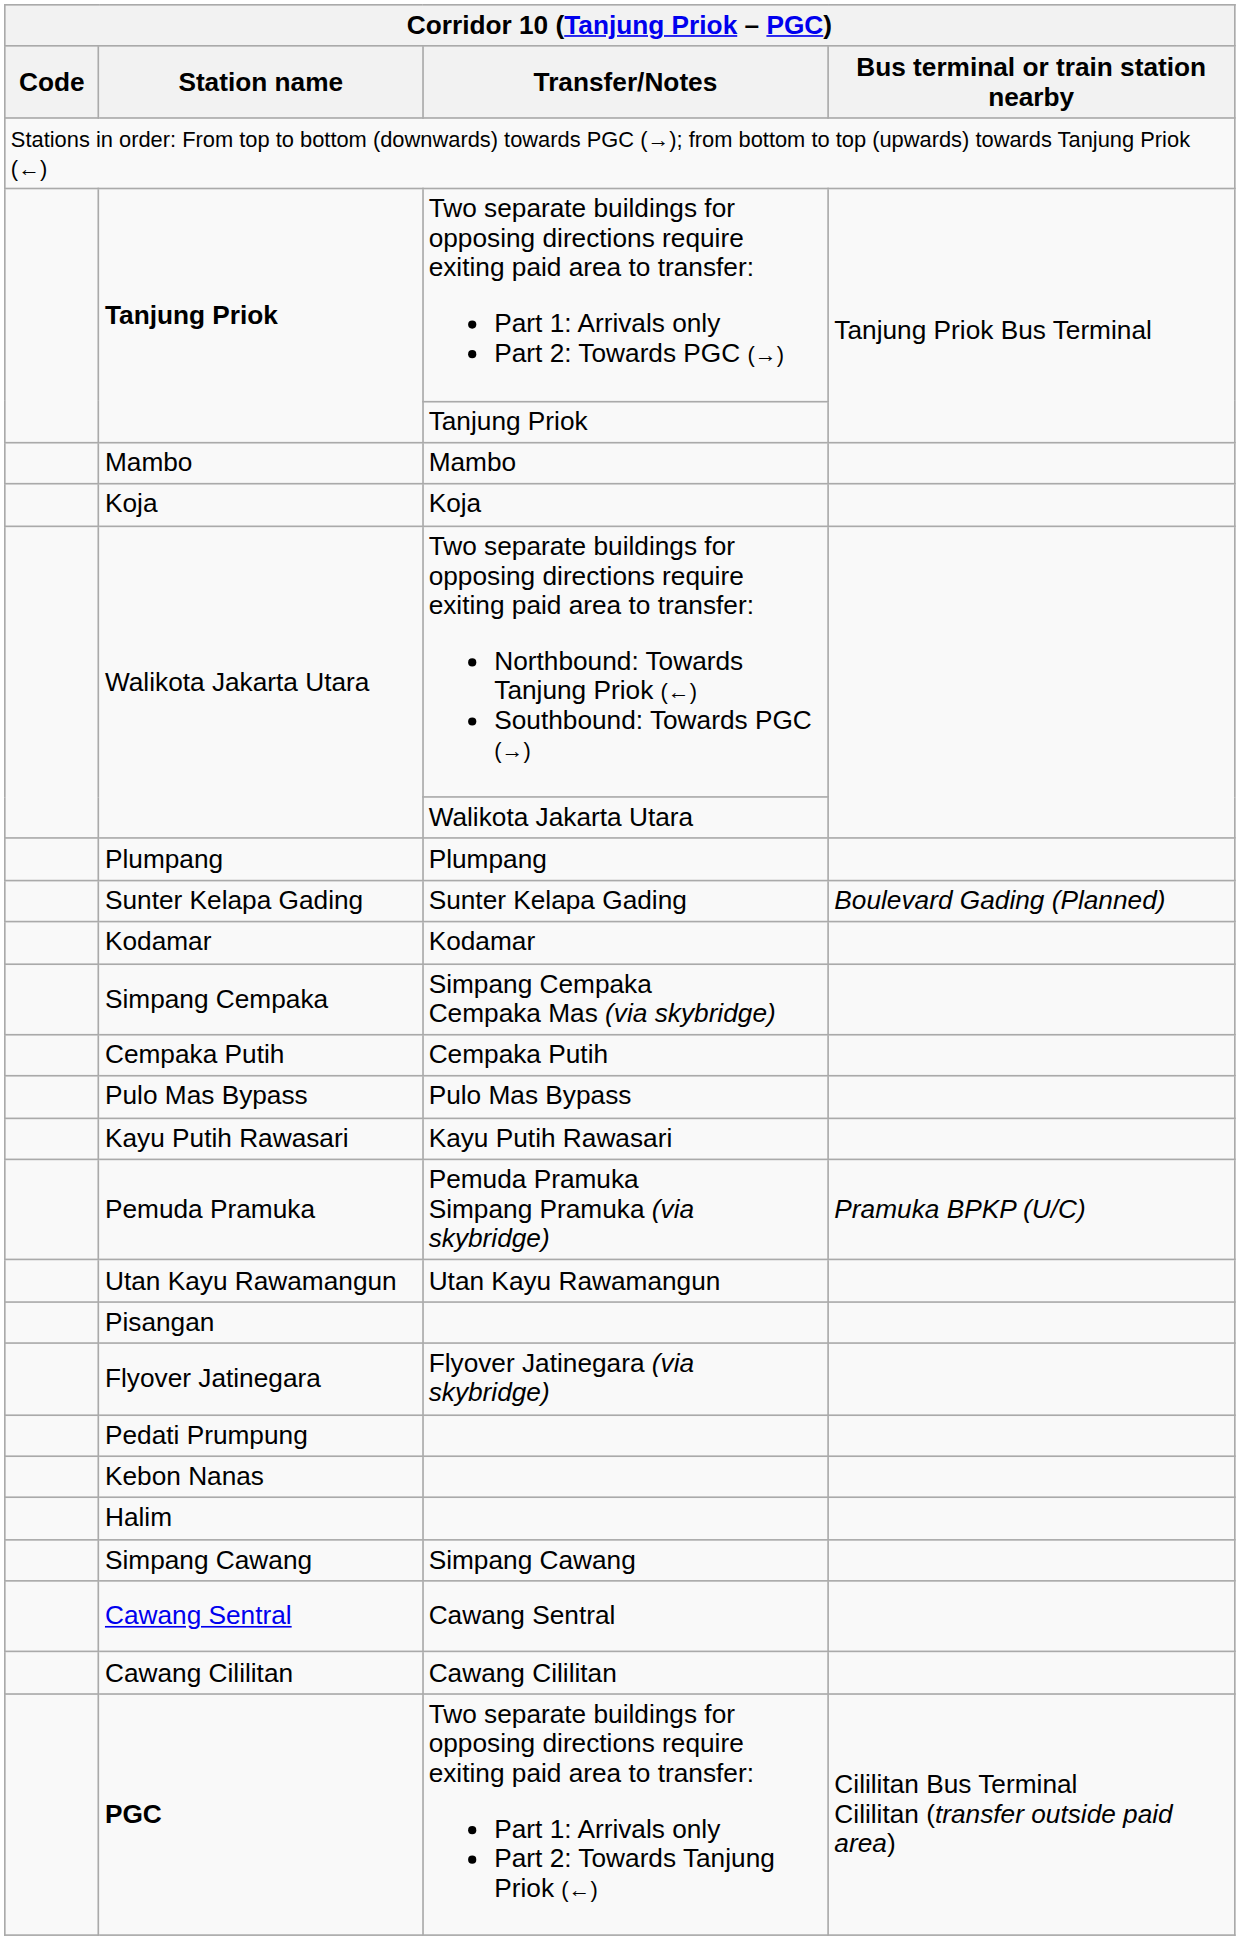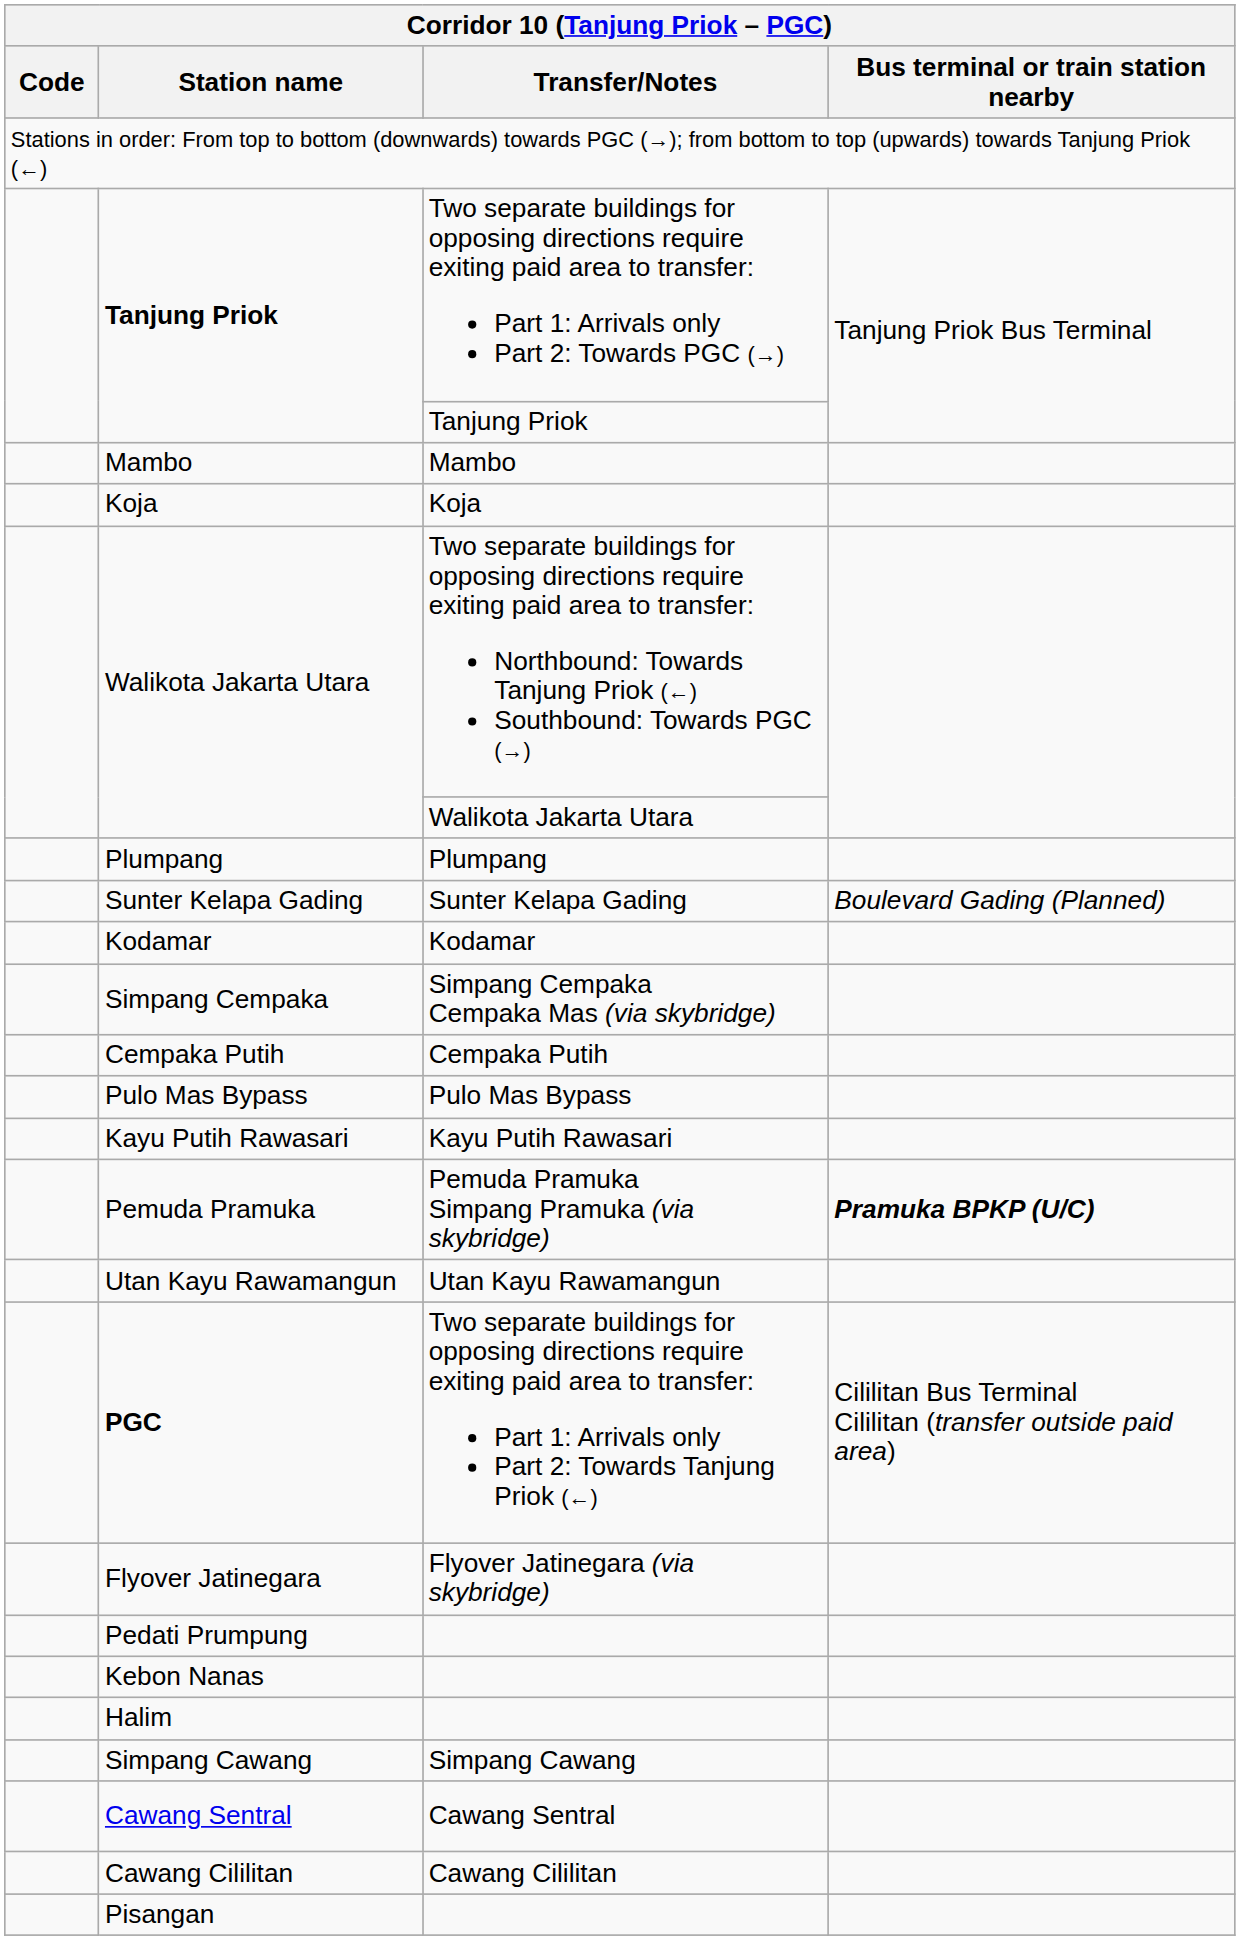(960, 1209) normal -> (964, 1209) bold
rows swapped: (160, 1322) <-> (133, 1814)
